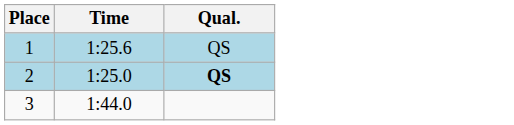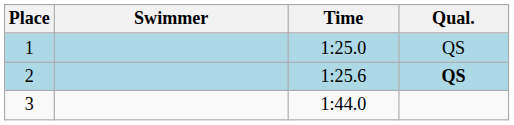+ column: (171, 18)
(109, 47) 1:25.6 -> (343, 47) 1:25.0
(109, 76) 1:25.0 -> (343, 76) 1:25.6
